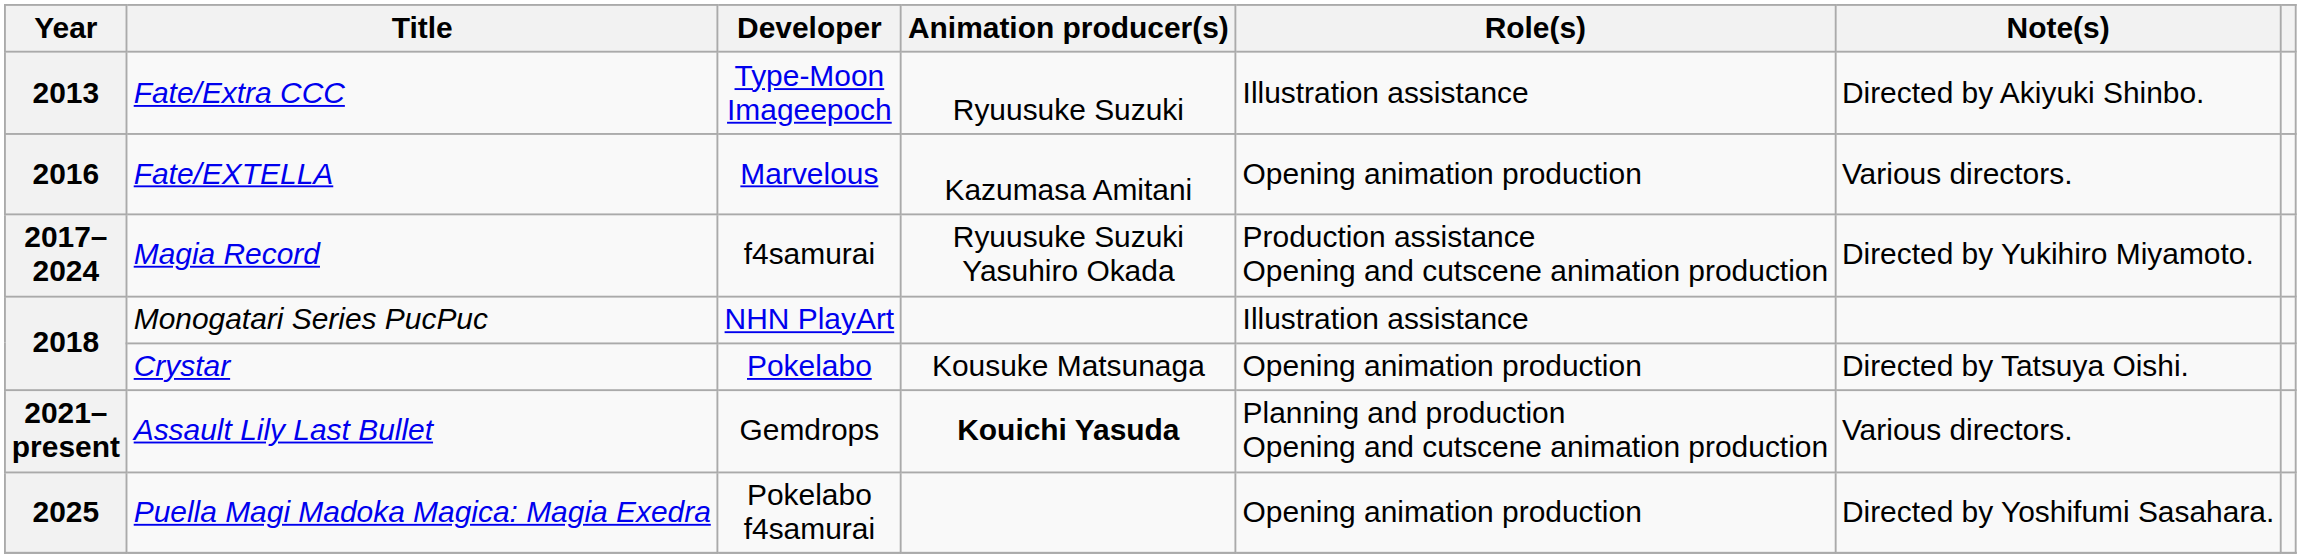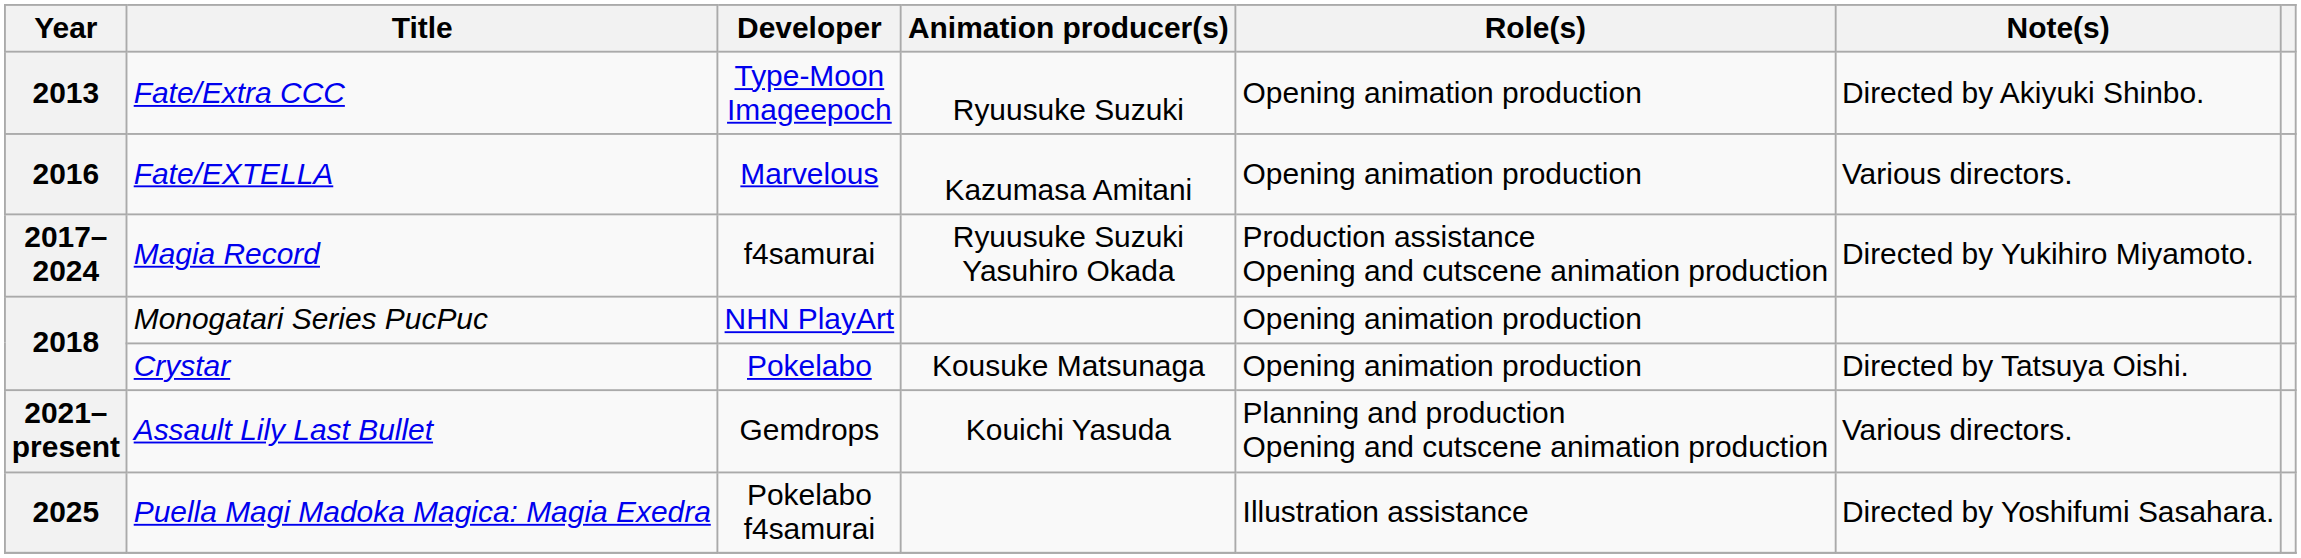(1386, 92) Illustration assistance -> (1442, 92) Opening animation production
(1386, 319) Illustration assistance -> (1442, 319) Opening animation production
(1068, 430) bold -> (1068, 430) normal
(1442, 511) Opening animation production -> (1386, 511) Illustration assistance
